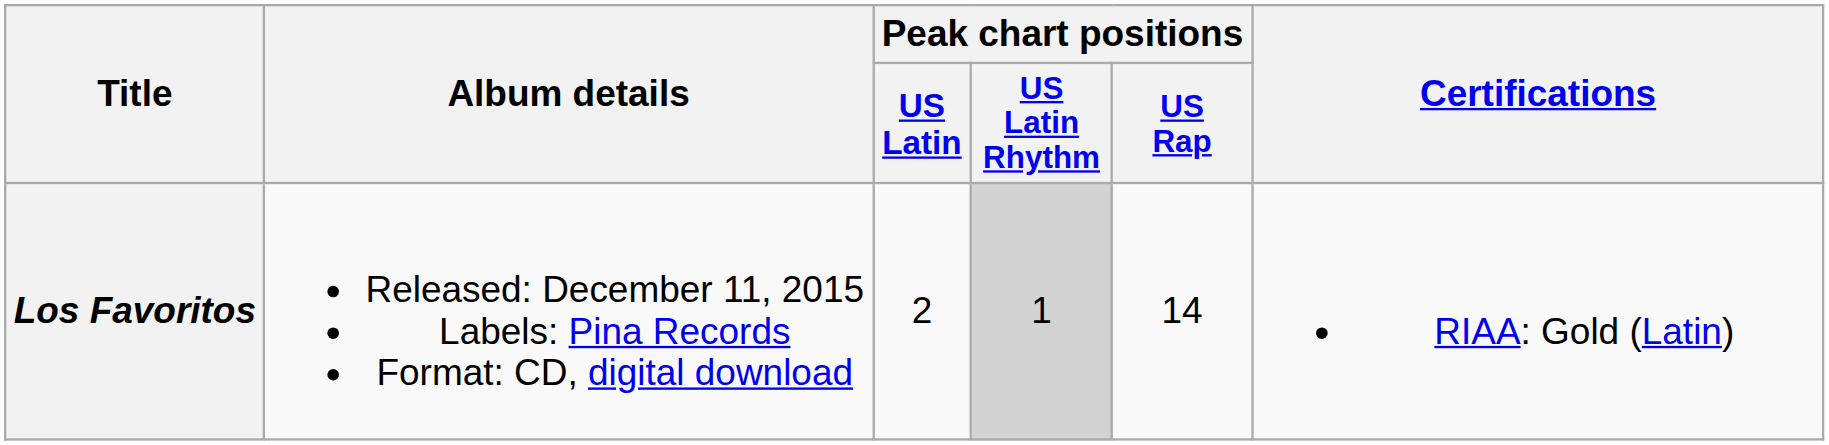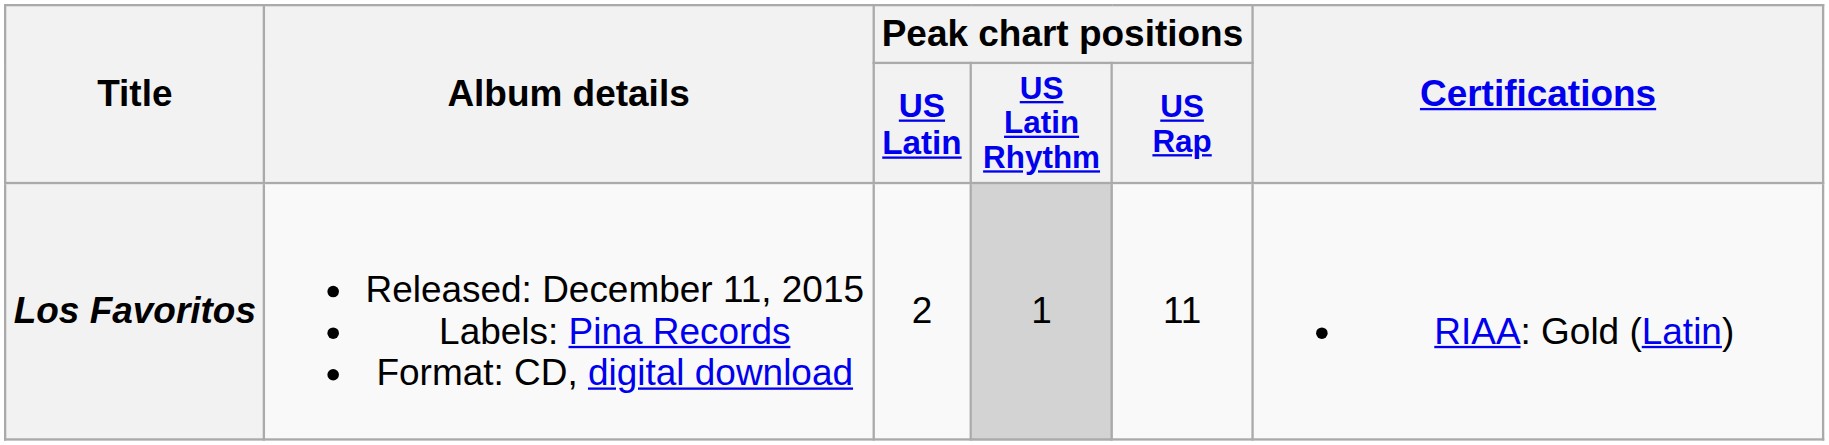(1182, 310) 14 -> (1182, 310) 11
